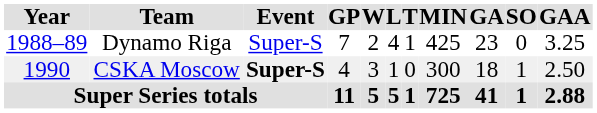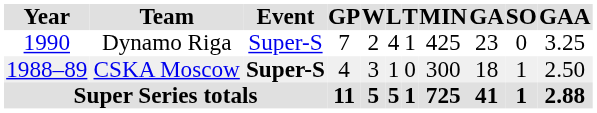(47, 42) 1988–89 -> (47, 42) 1990
(47, 69) 1990 -> (47, 69) 1988–89
